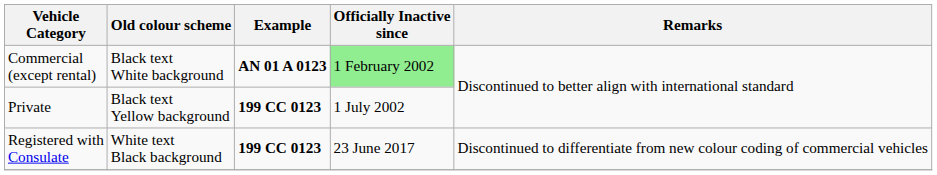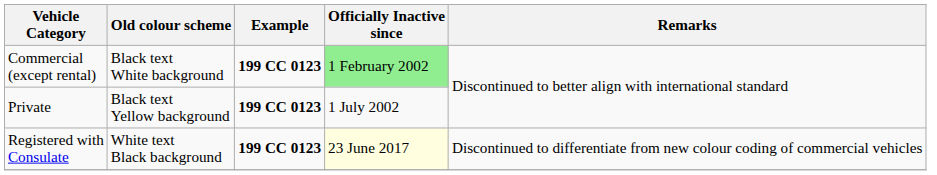(282, 66) AN 01 A 0123 -> (280, 66) 199 CC 0123
(374, 148) no background -> (369, 148) lightyellow background
